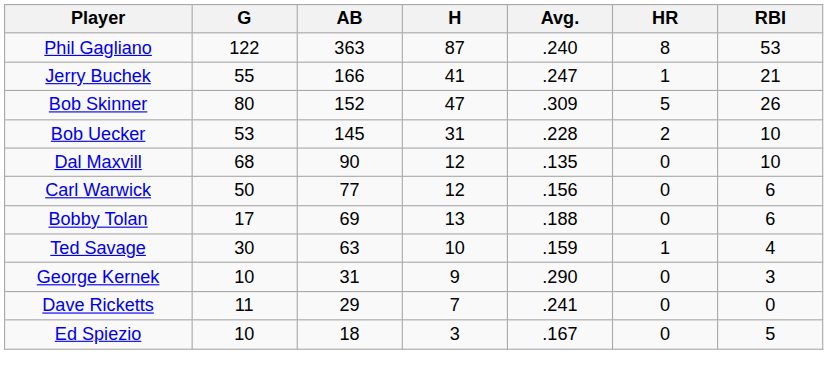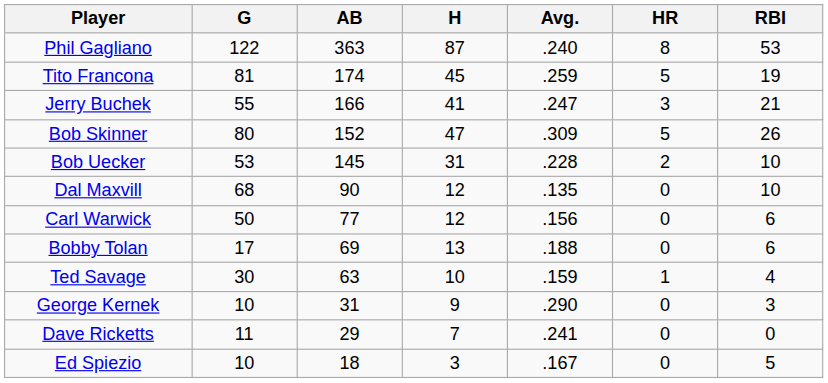+ row: (98, 76)
(665, 76) 1 -> (665, 104) 3
